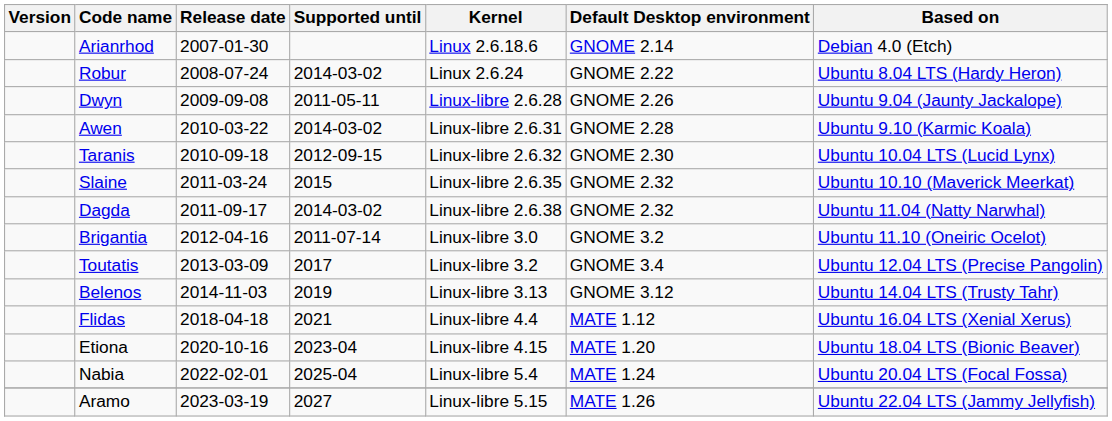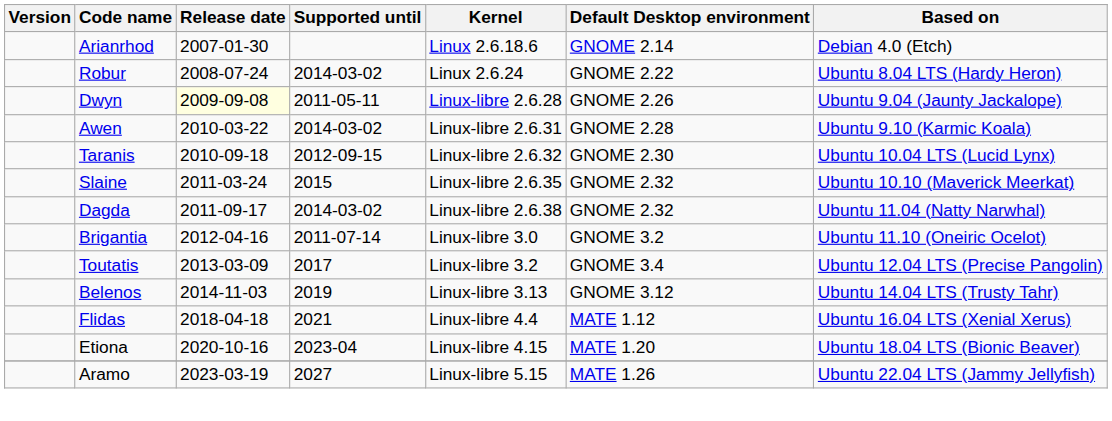(224, 100) no background -> (224, 100) lightyellow background
- row: (102, 374)
